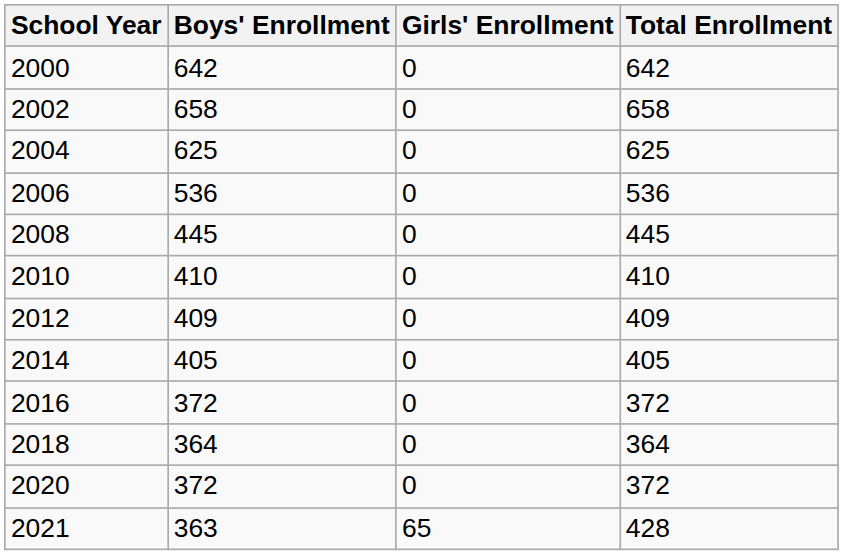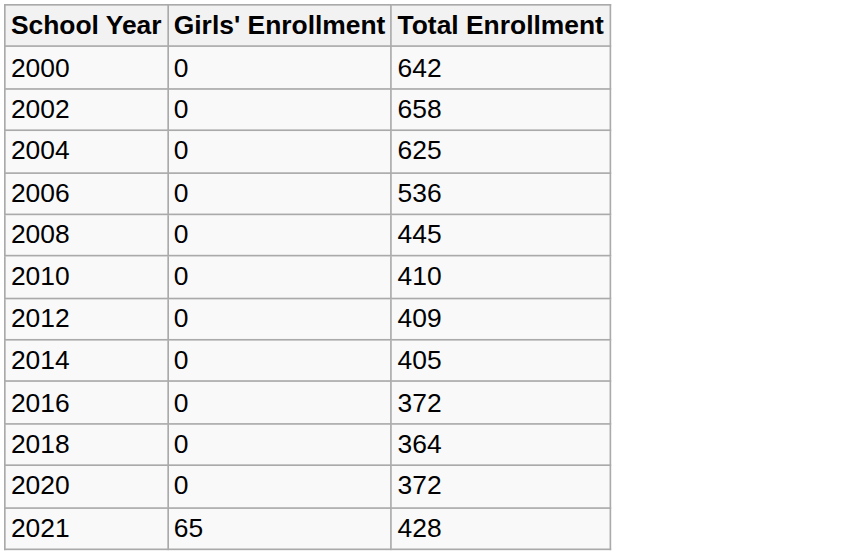- column: (282, 25)
